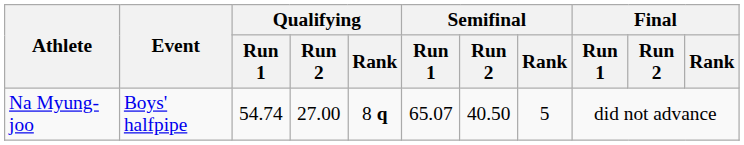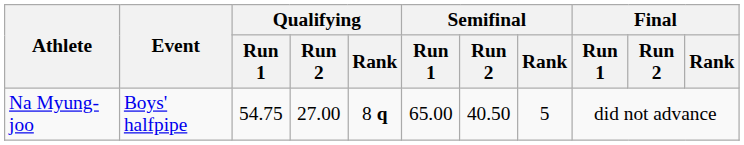(261, 113) 54.74 -> (261, 113) 54.75
(431, 113) 65.07 -> (431, 113) 65.00
